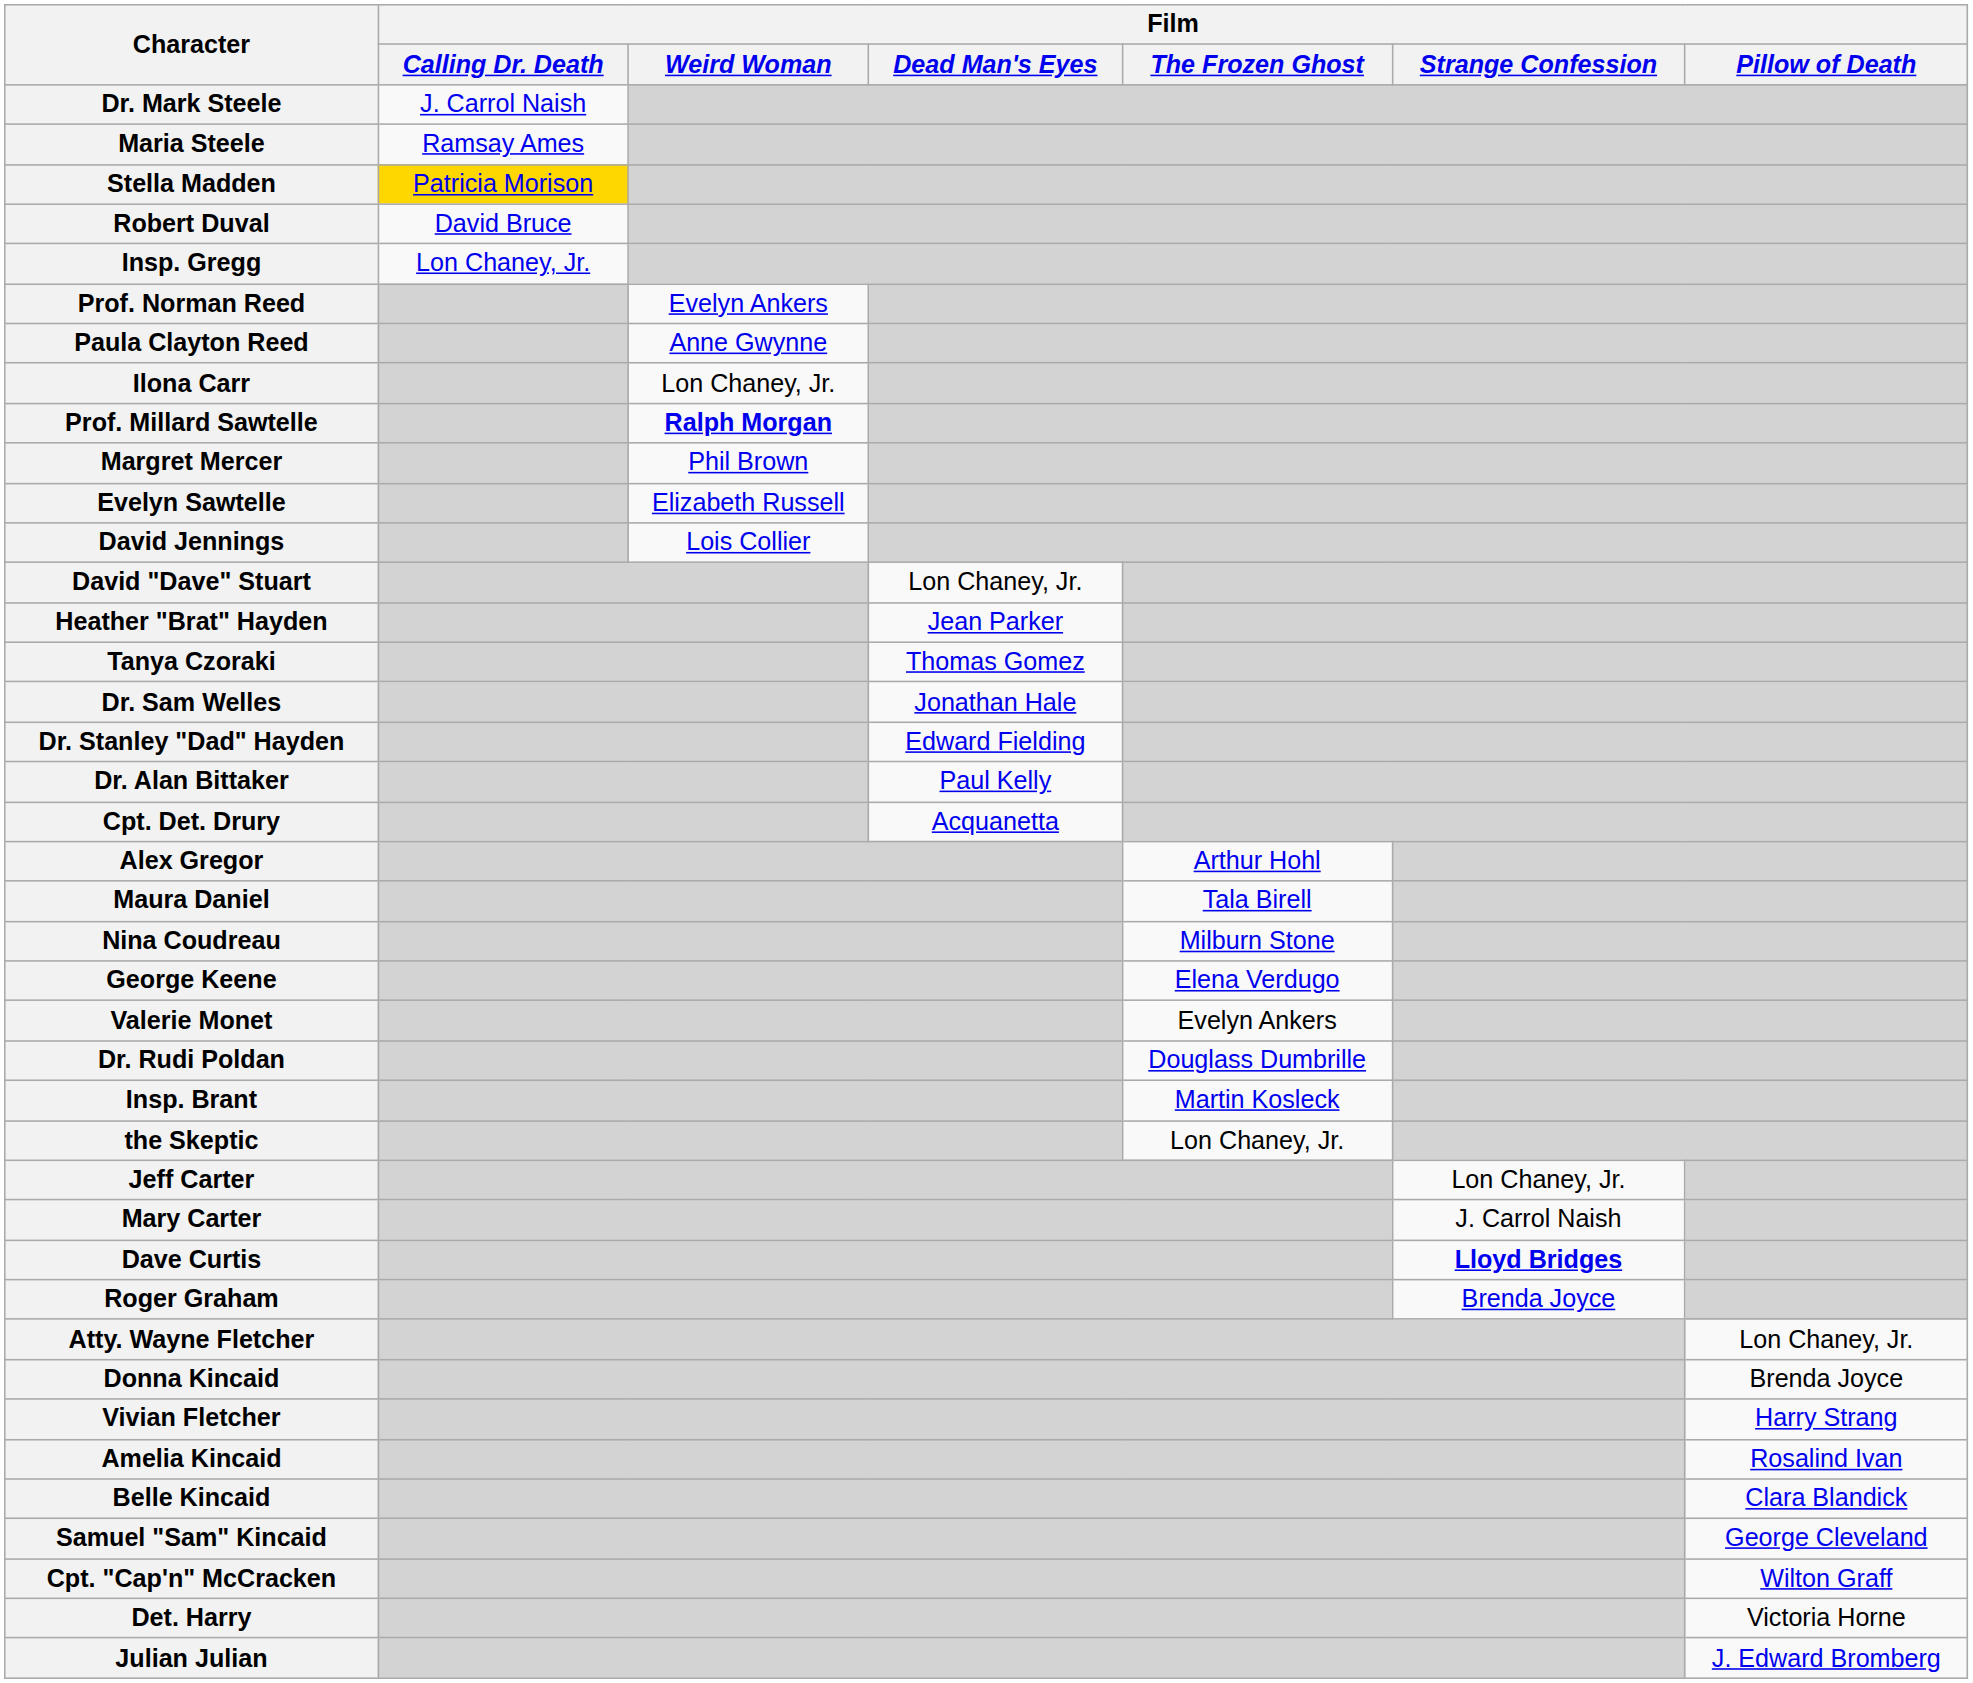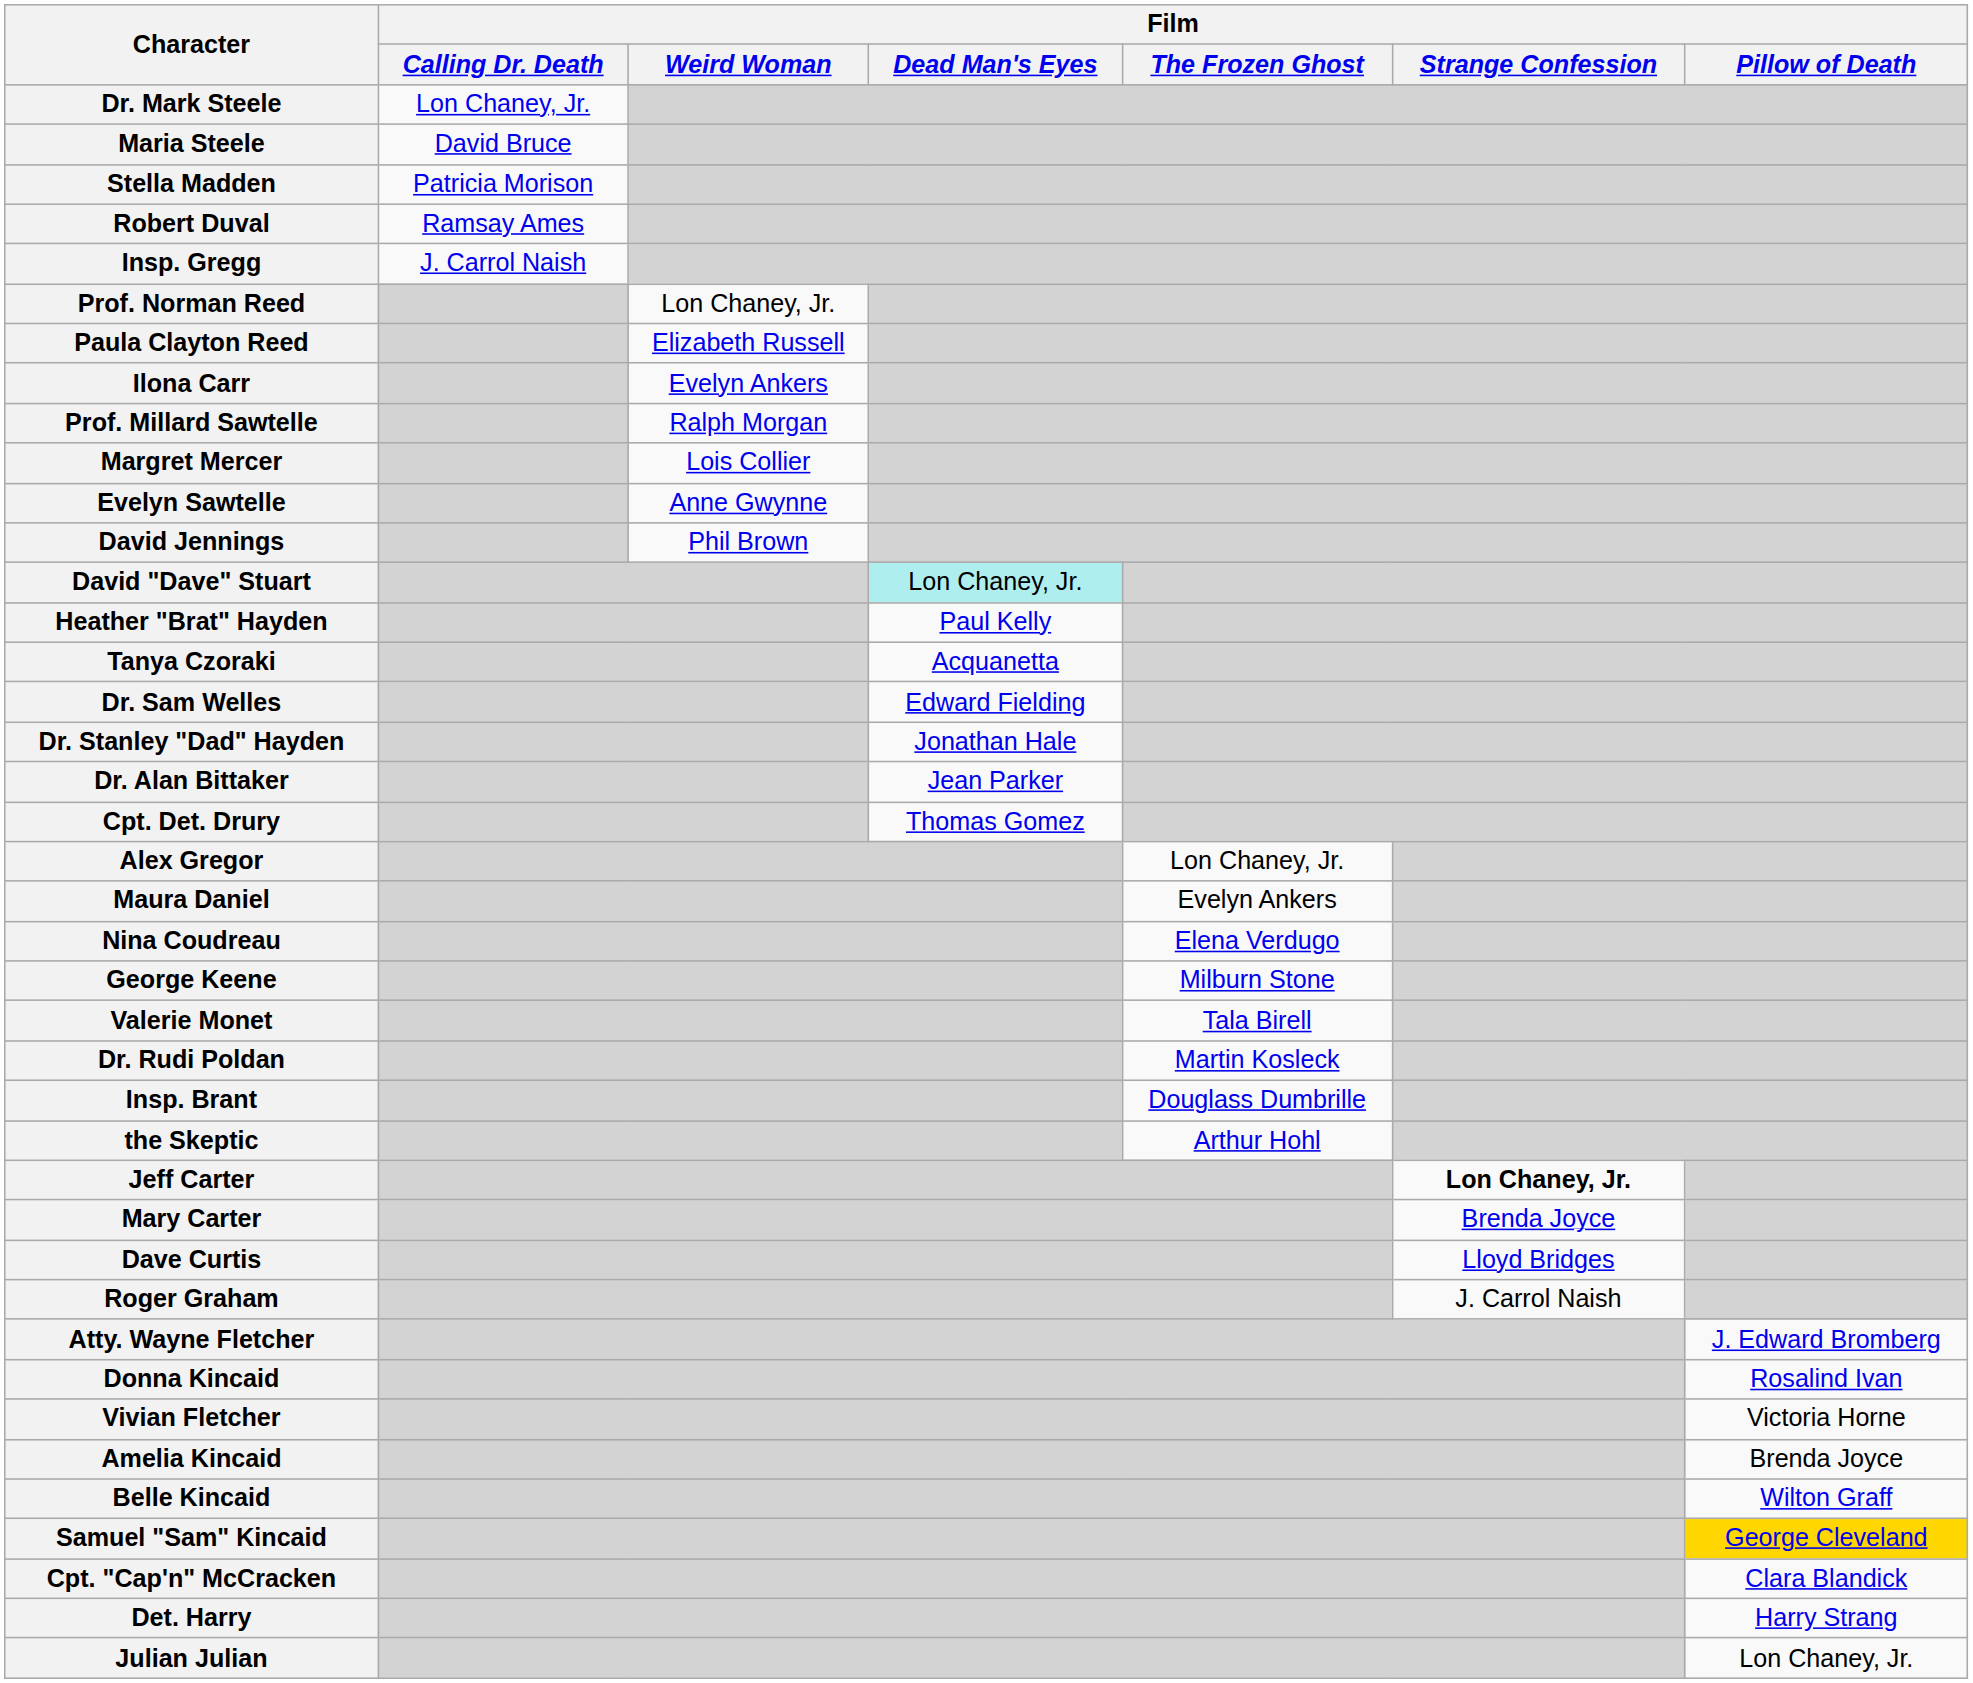(503, 104) J. Carrol Naish -> (503, 104) Lon Chaney, Jr.
(503, 143) Ramsay Ames -> (503, 143) David Bruce
(503, 183) gold background -> (503, 183) no background
(503, 223) David Bruce -> (503, 223) Ramsay Ames
(503, 263) Lon Chaney, Jr. -> (503, 263) J. Carrol Naish
(748, 303) Evelyn Ankers -> (748, 303) Lon Chaney, Jr.
(748, 343) Anne Gwynne -> (748, 343) Elizabeth Russell
(748, 382) Lon Chaney, Jr. -> (748, 382) Evelyn Ankers
(748, 422) bold -> (748, 422) normal
(748, 462) Phil Brown -> (748, 462) Lois Collier
(748, 502) Elizabeth Russell -> (748, 502) Anne Gwynne
(748, 542) Lois Collier -> (748, 542) Phil Brown
(995, 582) no background -> (995, 582) paleturquoise background
(995, 622) Jean Parker -> (995, 622) Paul Kelly
(995, 661) Thomas Gomez -> (995, 661) Acquanetta
(995, 701) Jonathan Hale -> (995, 701) Edward Fielding
(995, 741) Edward Fielding -> (995, 741) Jonathan Hale
(995, 781) Paul Kelly -> (995, 781) Jean Parker
(995, 821) Acquanetta -> (995, 821) Thomas Gomez
(1257, 861) Arthur Hohl -> (1257, 861) Lon Chaney, Jr.
(1257, 900) Tala Birell -> (1257, 900) Evelyn Ankers
(1257, 940) Milburn Stone -> (1257, 940) Elena Verdugo
(1257, 980) Elena Verdugo -> (1257, 980) Milburn Stone
(1257, 1020) Evelyn Ankers -> (1257, 1020) Tala Birell
(1257, 1060) Douglass Dumbrille -> (1257, 1060) Martin Kosleck
(1257, 1100) Martin Kosleck -> (1257, 1100) Douglass Dumbrille
(1257, 1139) Lon Chaney, Jr. -> (1257, 1139) Arthur Hohl
(1538, 1179) normal -> (1538, 1179) bold
(1538, 1219) J. Carrol Naish -> (1538, 1219) Brenda Joyce
(1538, 1259) bold -> (1538, 1259) normal
(1538, 1299) Brenda Joyce -> (1538, 1299) J. Carrol Naish
(1826, 1339) Lon Chaney, Jr. -> (1826, 1339) J. Edward Bromberg
(1826, 1378) Brenda Joyce -> (1826, 1378) Rosalind Ivan
(1826, 1418) Harry Strang -> (1826, 1418) Victoria Horne
(1826, 1458) Rosalind Ivan -> (1826, 1458) Brenda Joyce
(1826, 1498) Clara Blandick -> (1826, 1498) Wilton Graff
(1826, 1538) no background -> (1826, 1538) gold background
(1826, 1578) Wilton Graff -> (1826, 1578) Clara Blandick
(1826, 1617) Victoria Horne -> (1826, 1617) Harry Strang
(1826, 1657) J. Edward Bromberg -> (1826, 1657) Lon Chaney, Jr.
